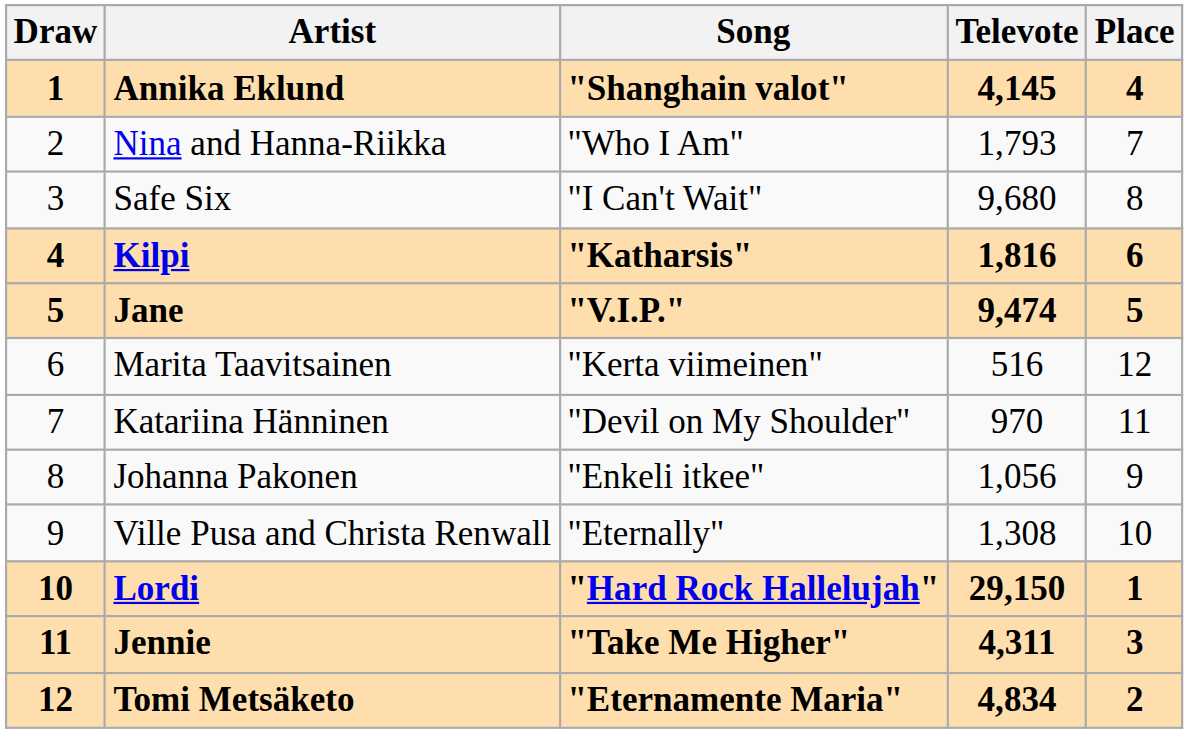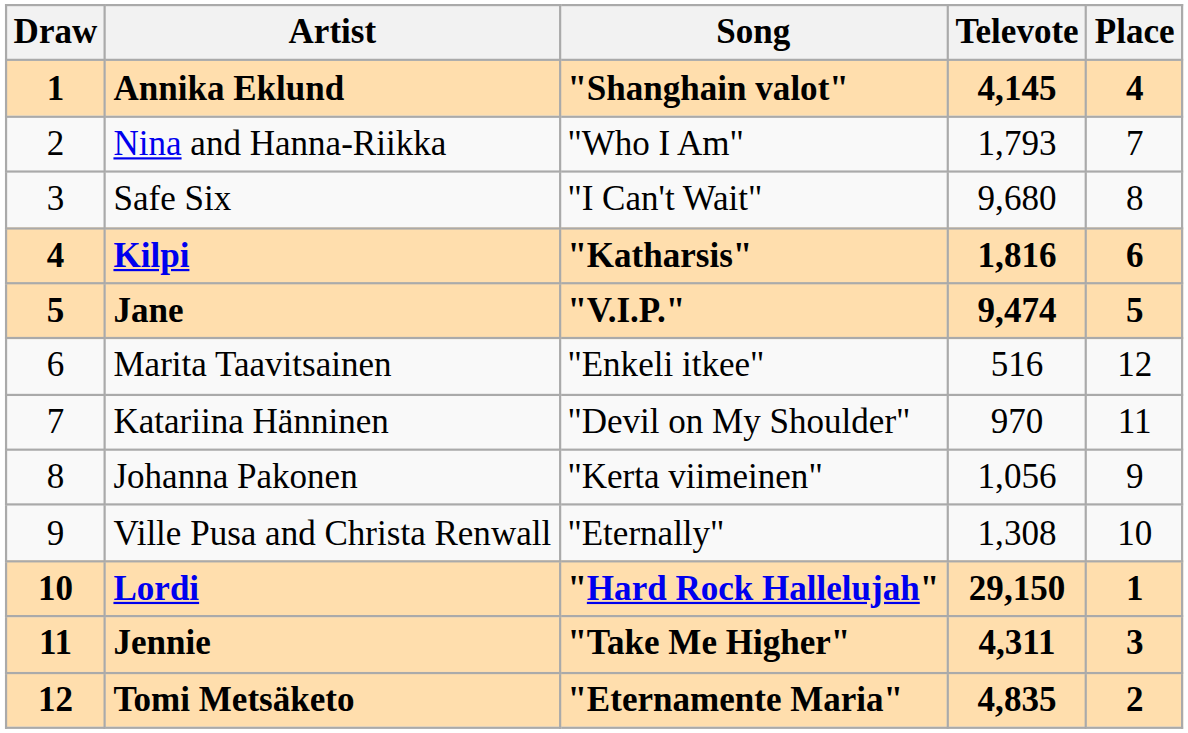(695, 365) "Kerta viimeinen" -> (666, 365) "Enkeli itkee"
(666, 476) "Enkeli itkee" -> (695, 476) "Kerta viimeinen"
(1017, 699) 4,834 -> (1017, 699) 4,835
